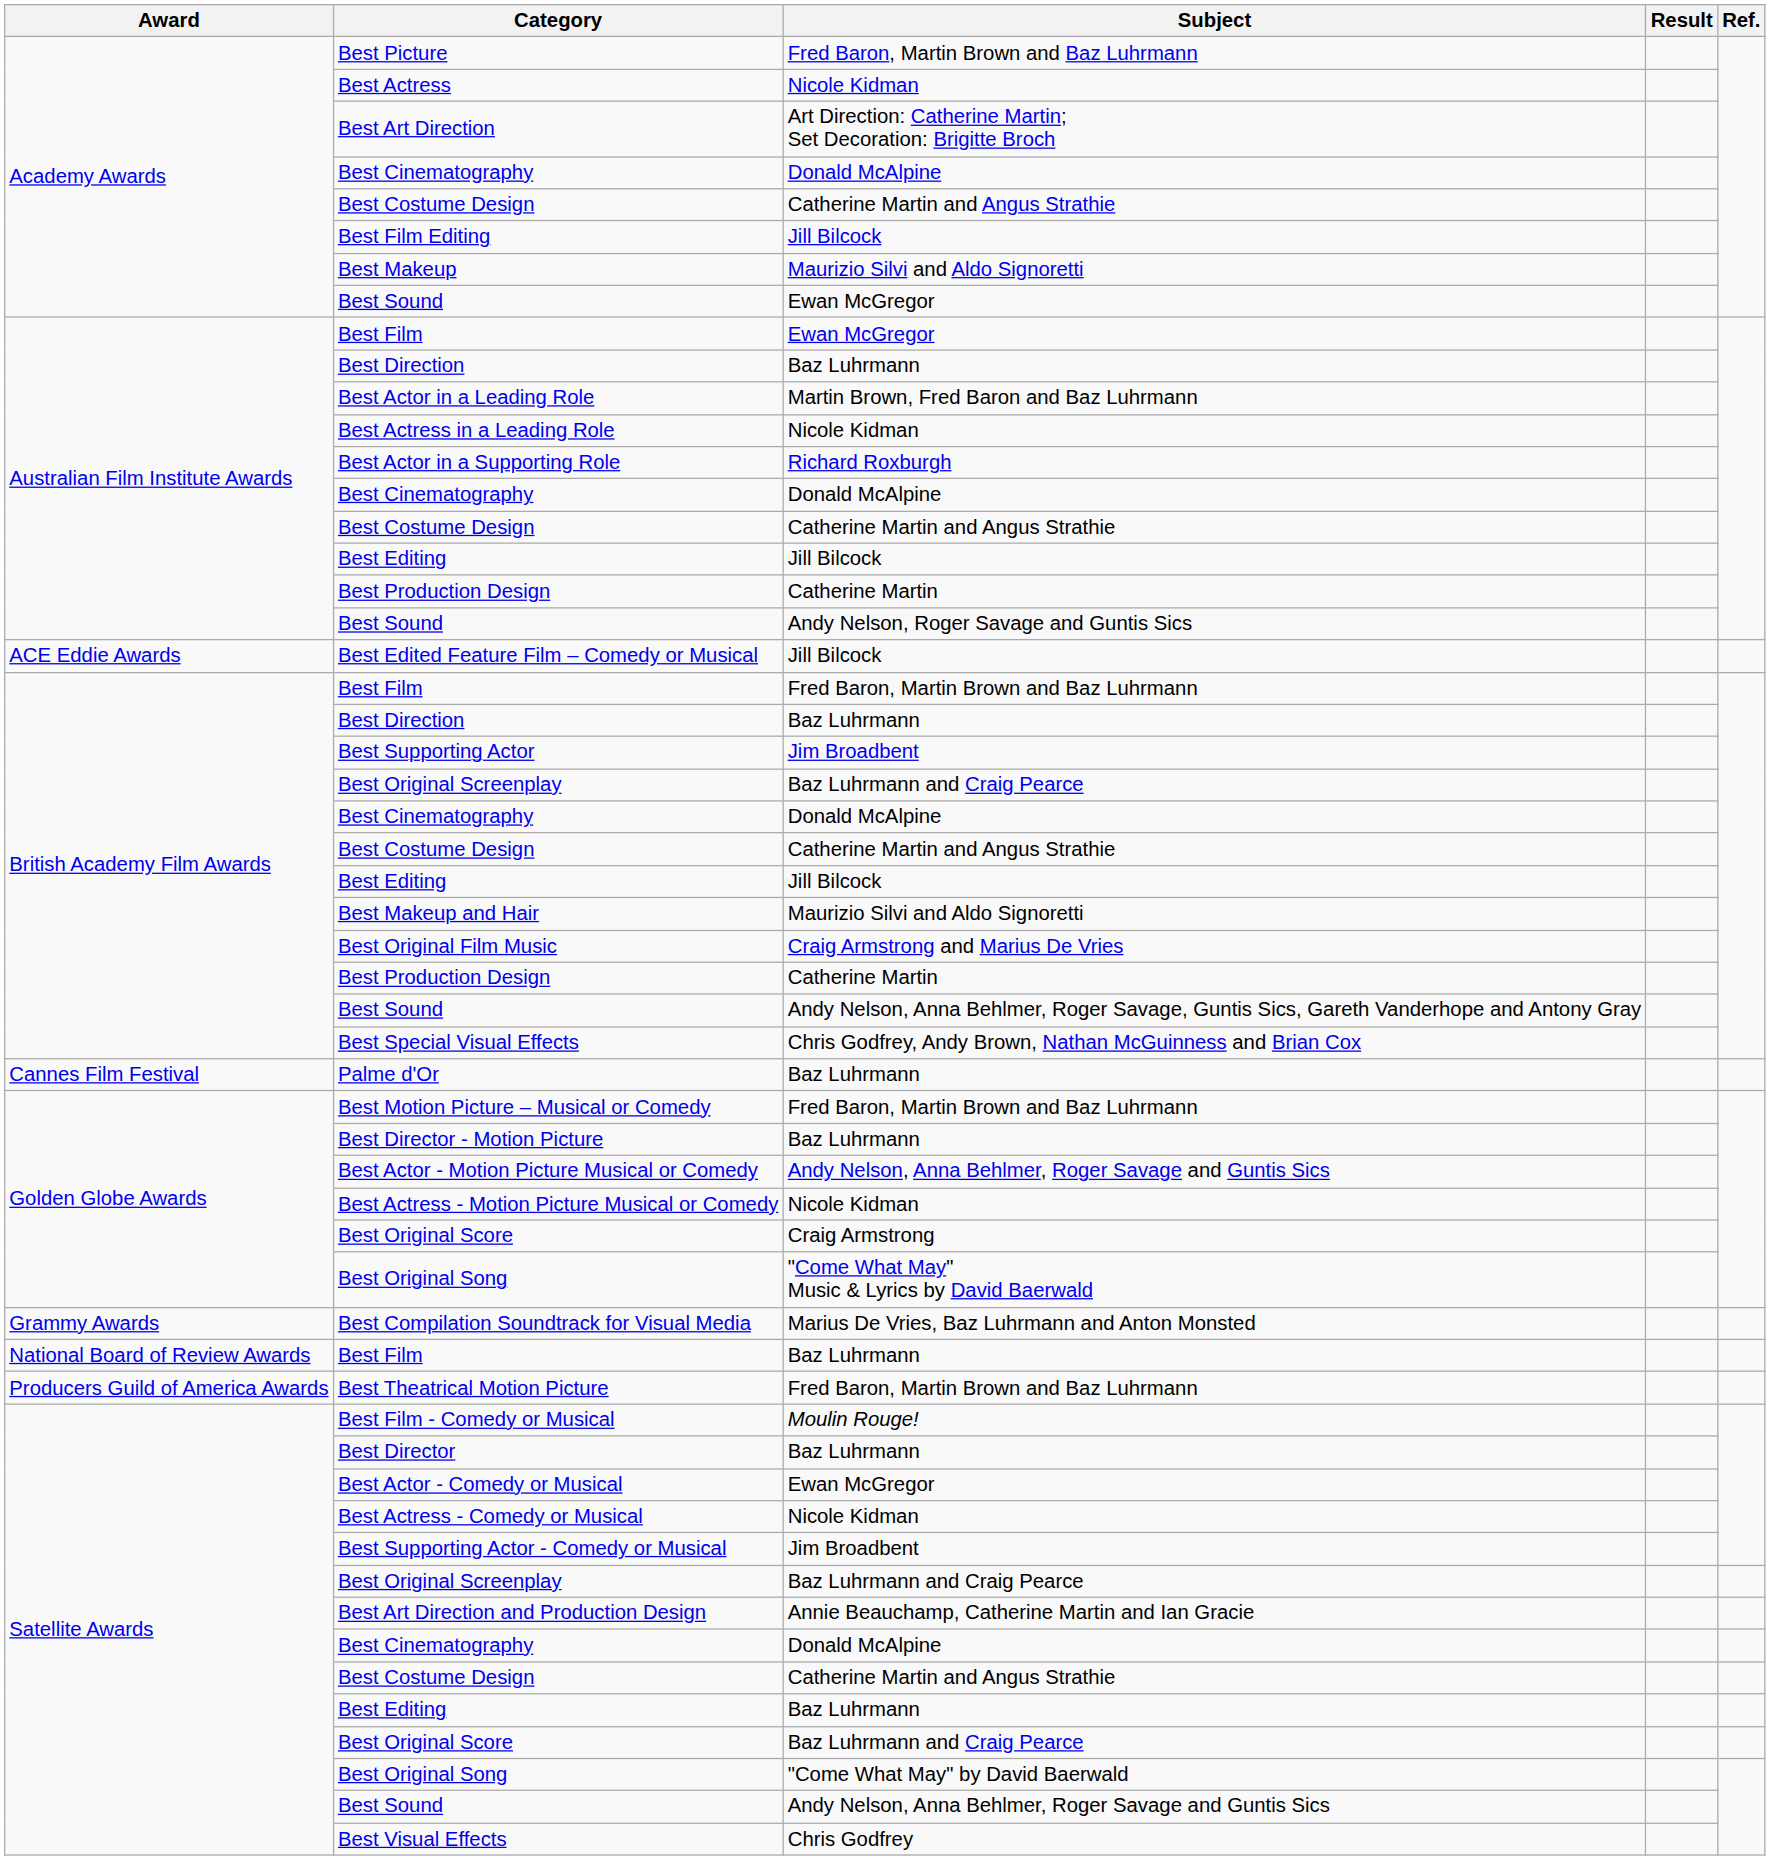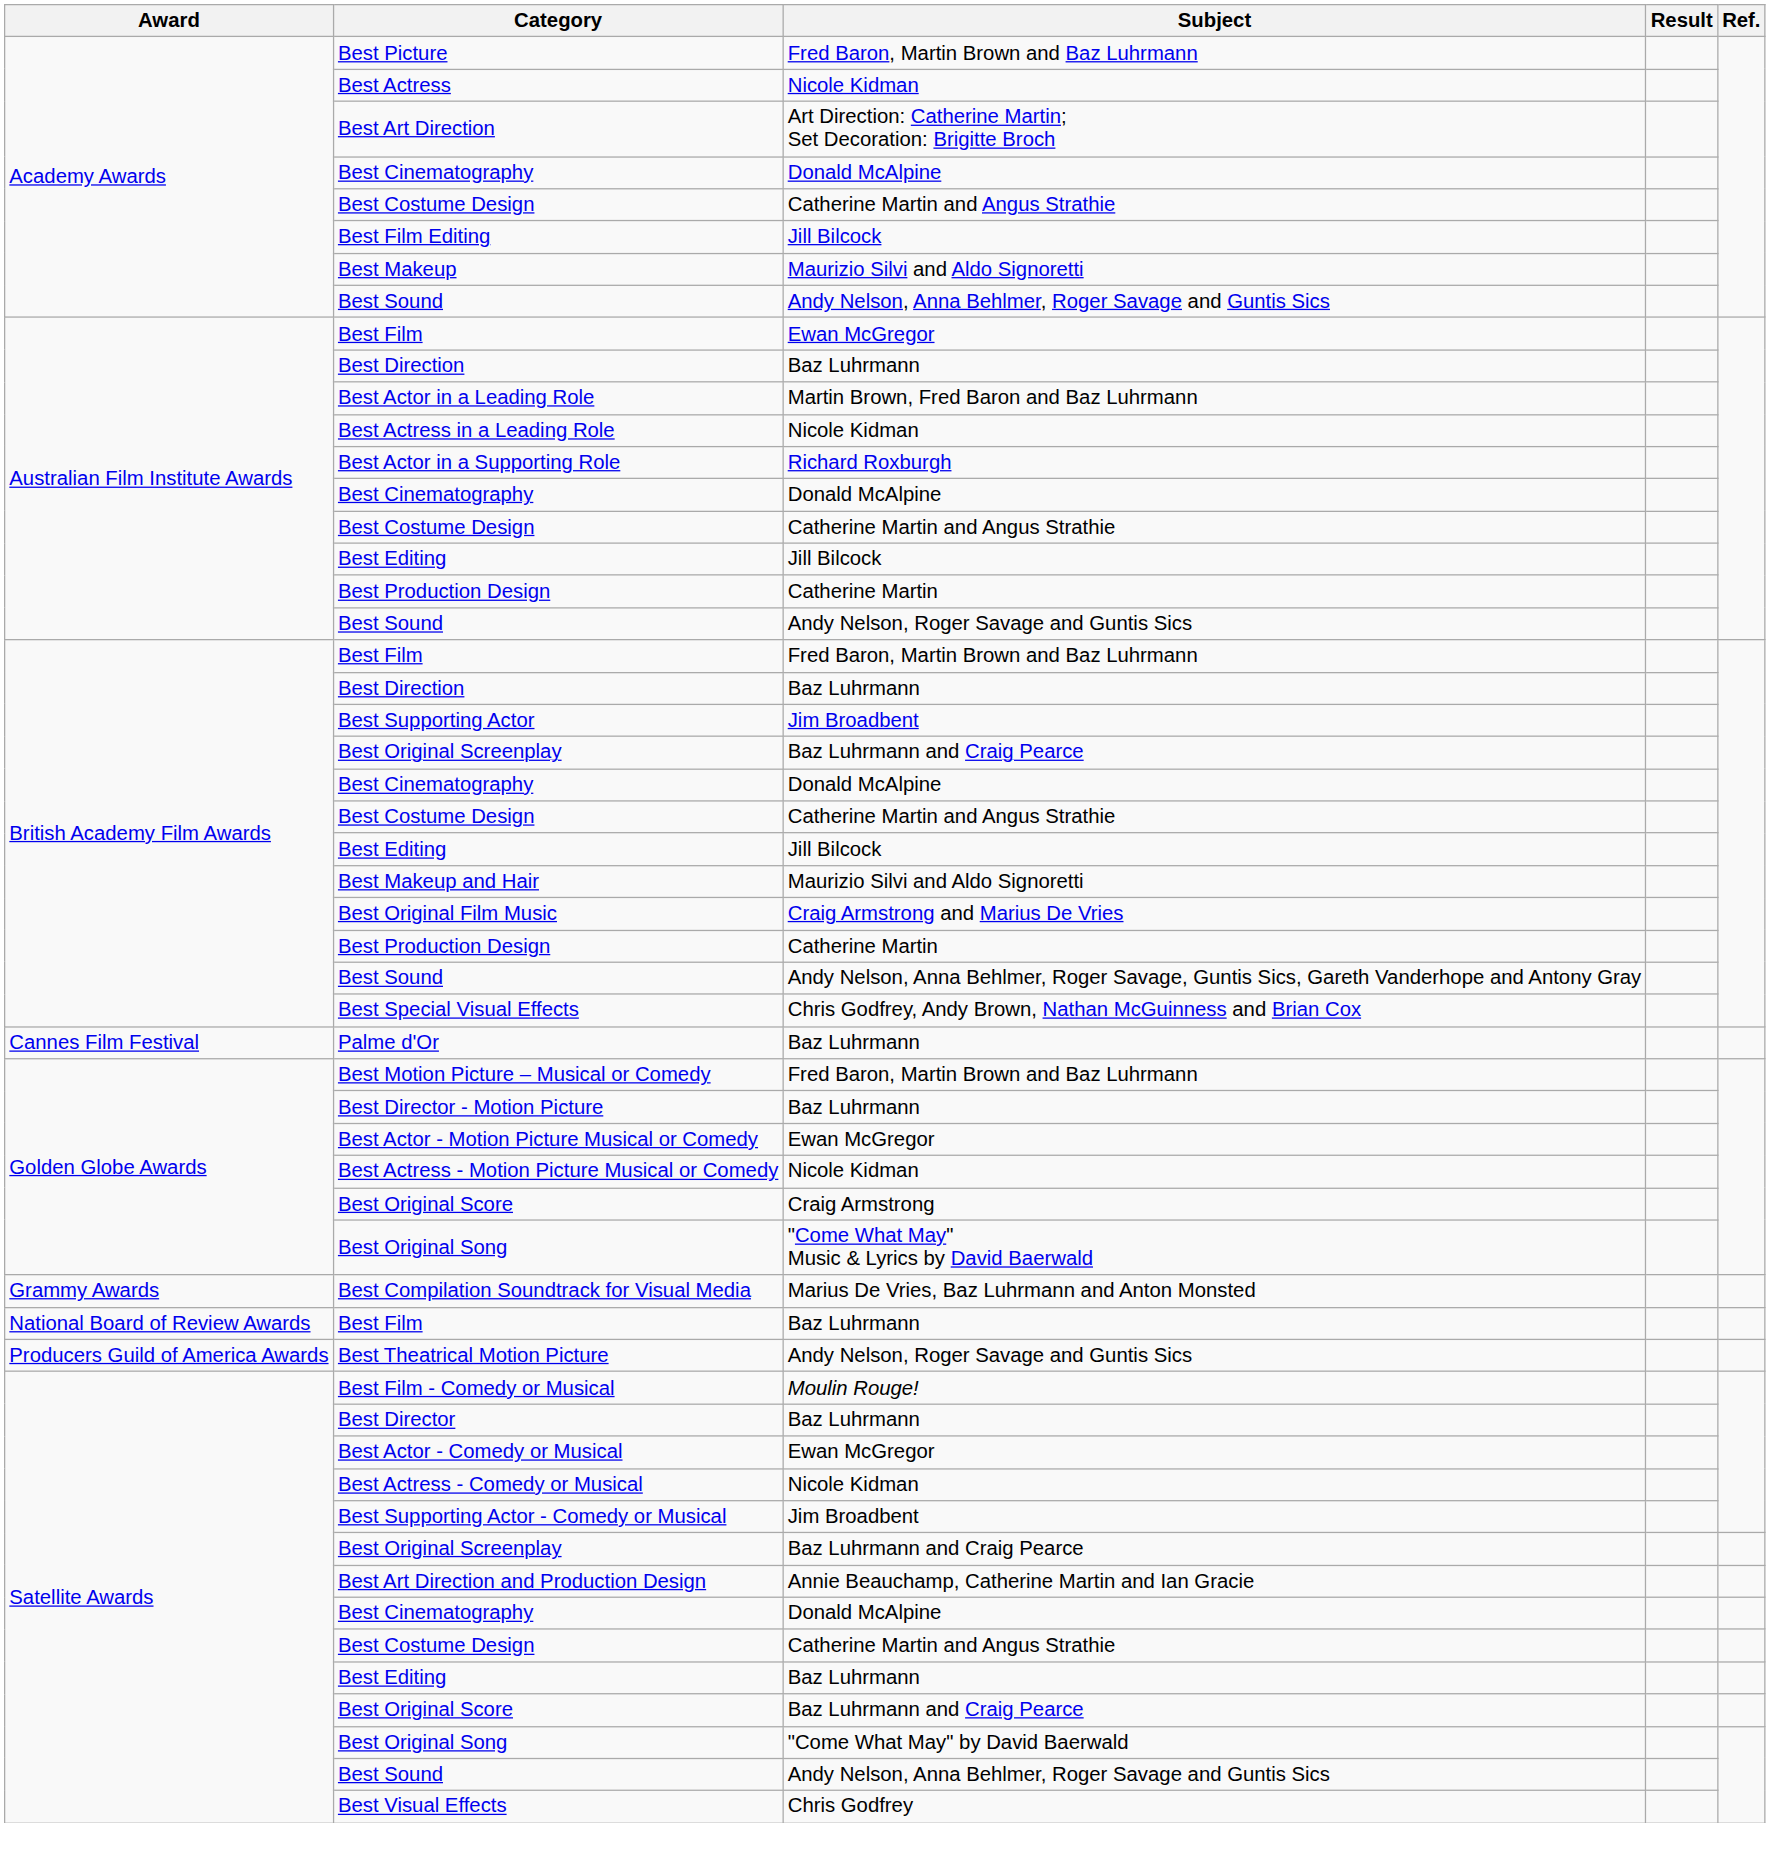(861, 301) Ewan McGregor -> (1059, 301) Andy Nelson, Anna Behlmer, Roger Savage and Guntis Sics
- row: (95, 655)
(1059, 1171) Andy Nelson, Anna Behlmer, Roger Savage and Guntis Sics -> (861, 1139) Ewan McGregor
(993, 1387) Fred Baron, Martin Brown and Baz Luhrmann -> (990, 1355) Andy Nelson, Roger Savage and Guntis Sics
